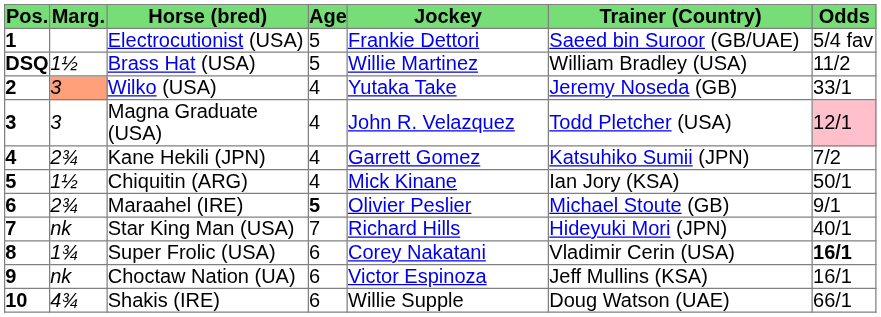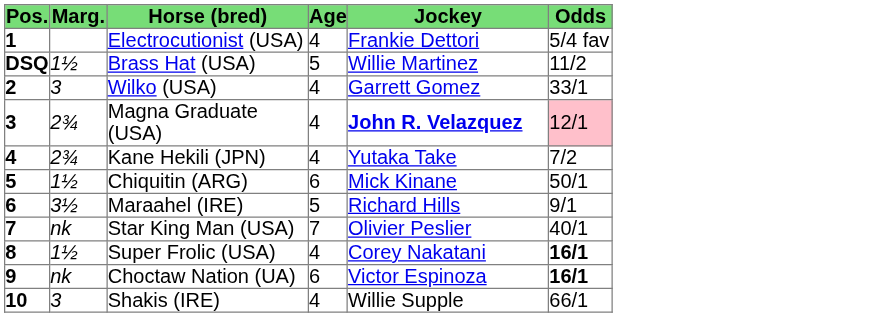- column: (681, 16)
(315, 40) 5 -> (315, 40) 4
(56, 87) lightsalmon background -> (56, 87) no background
(402, 87) Yutaka Take -> (414, 87) Garrett Gomez
(56, 122) 3 -> (64, 122) 2¾
(431, 122) normal -> (435, 122) bold
(414, 157) Garrett Gomez -> (402, 157) Yutaka Take
(315, 181) 4 -> (315, 181) 6
(64, 205) 2¾ -> (64, 205) 3½
(315, 205) bold -> (315, 205) normal
(410, 205) Olivier Peslier -> (404, 205) Richard Hills
(404, 228) Richard Hills -> (410, 228) Olivier Peslier
(64, 252) 1¾ -> (64, 252) 1½
(315, 252) 6 -> (315, 252) 4
(833, 276) normal -> (569, 276) bold
(64, 300) 4¾ -> (56, 300) 3
(315, 300) 6 -> (315, 300) 4
